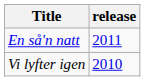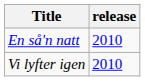(107, 40) 2011 -> (107, 40) 2010
